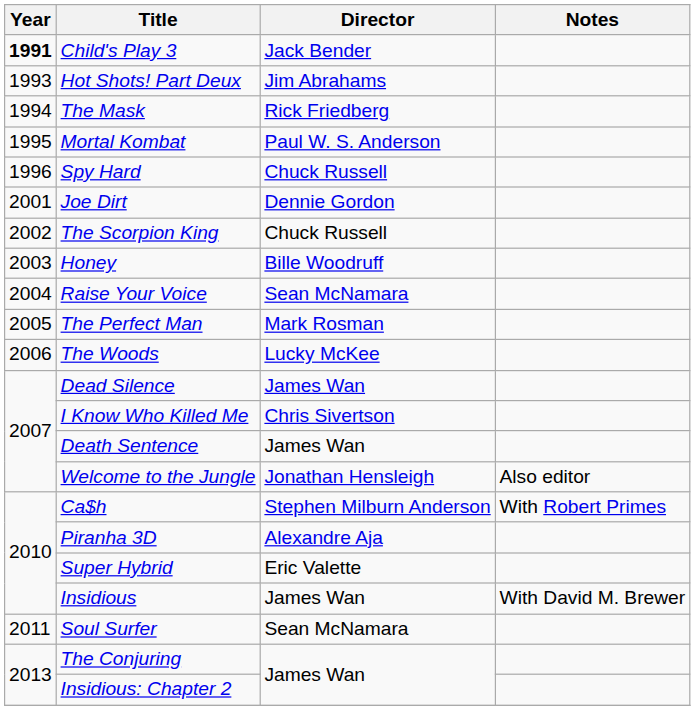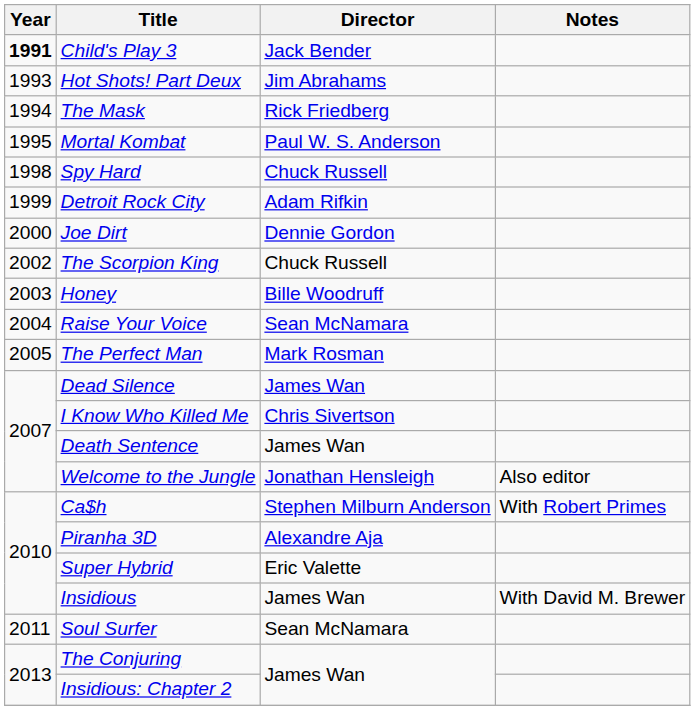(30, 171) 1996 -> (30, 171) 1998
+ row: (133, 202)
(30, 202) 2001 -> (30, 232) 2000
- row: (110, 354)
